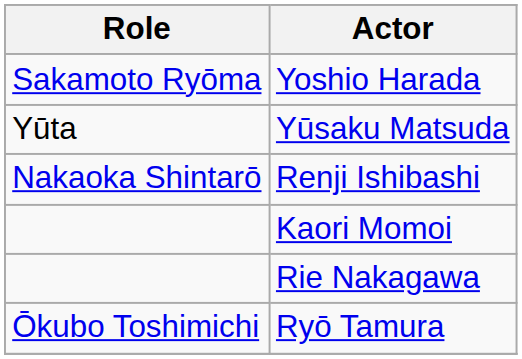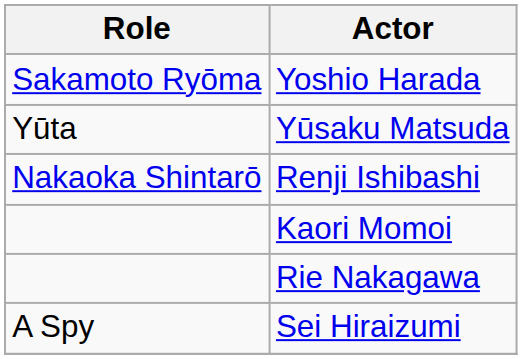- row: (360, 327)
+ row: (368, 327)
